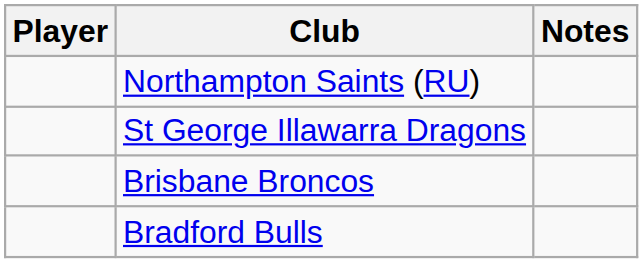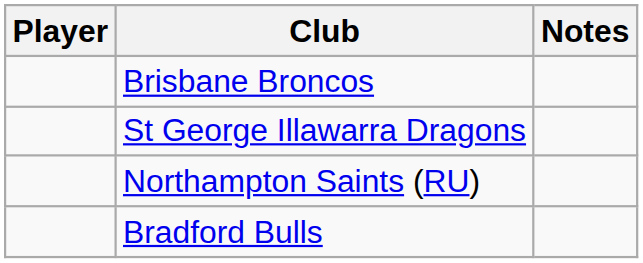rows swapped: (302, 81) <-> (249, 181)
